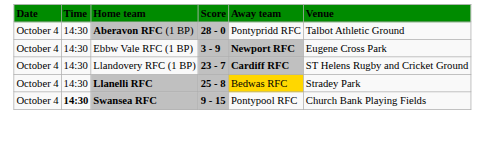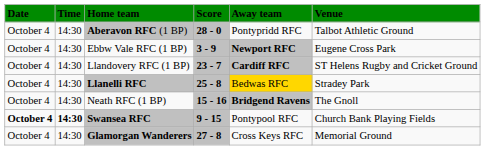+ row: (127, 100)
(38, 100) normal -> (30, 118) bold
+ row: (139, 136)
